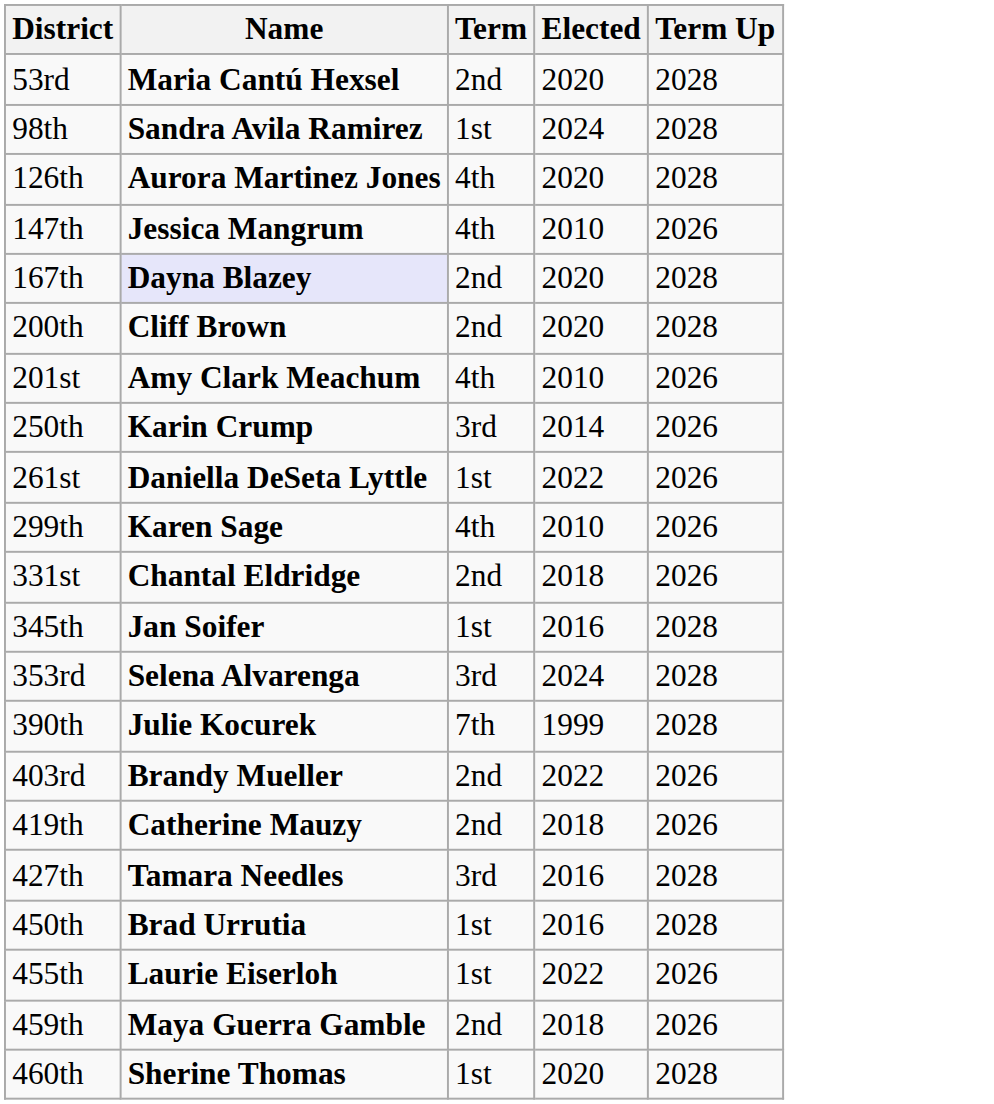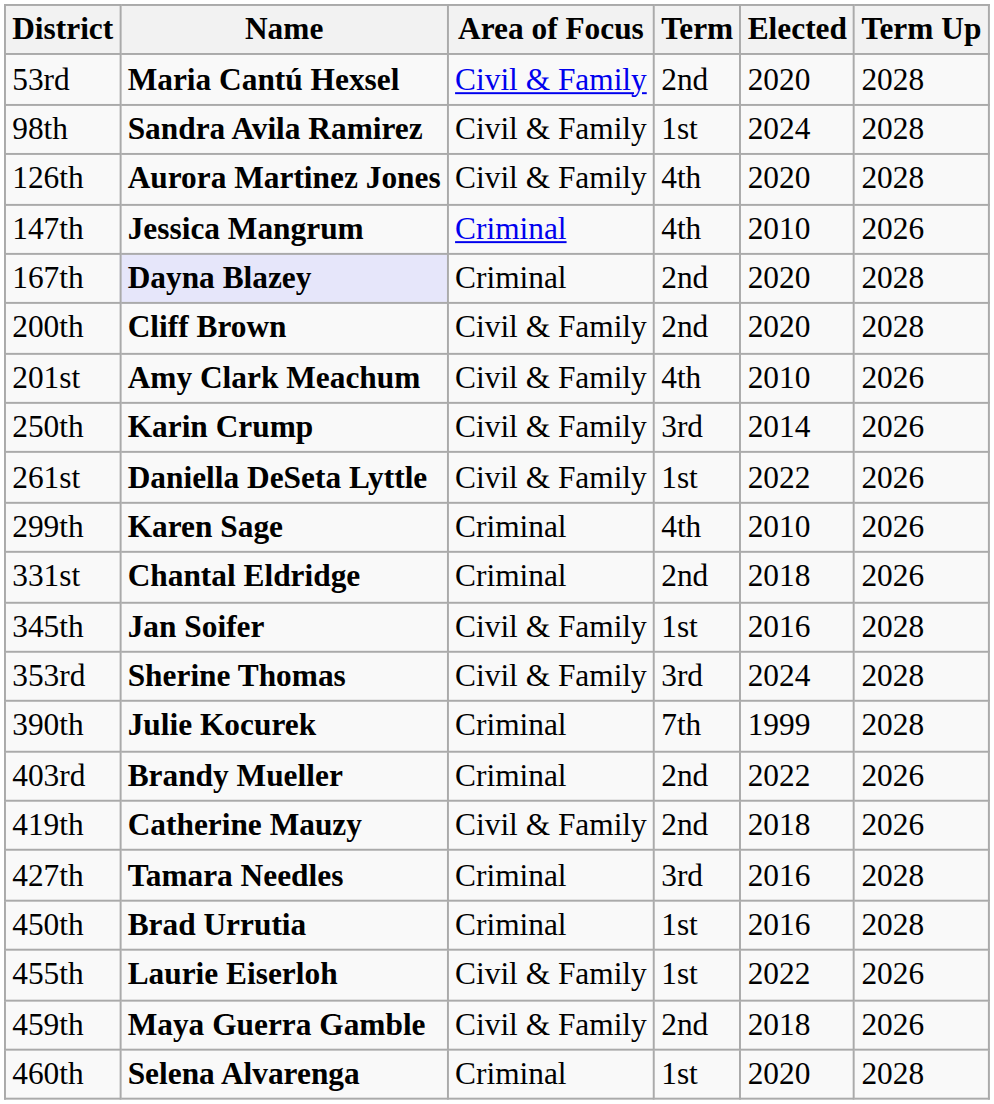+ column: (551, 29)
(244, 675) Selena Alvarenga -> (237, 675) Sherine Thomas
(237, 1073) Sherine Thomas -> (244, 1073) Selena Alvarenga
